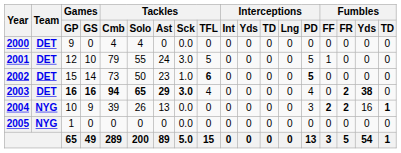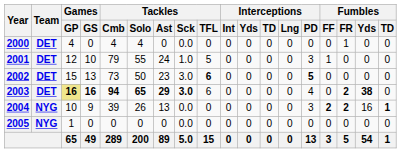(71, 44) 9 -> (71, 44) 4
(346, 44) 0 -> (346, 44) 1
(186, 60) 3.0 -> (186, 60) 1.0
(311, 60) 5 -> (311, 60) 3
(90, 76) 14 -> (90, 76) 13
(186, 76) 1.0 -> (186, 76) 3.0
(71, 92) no background -> (71, 92) khaki background
(209, 92) 4 -> (209, 92) 6
